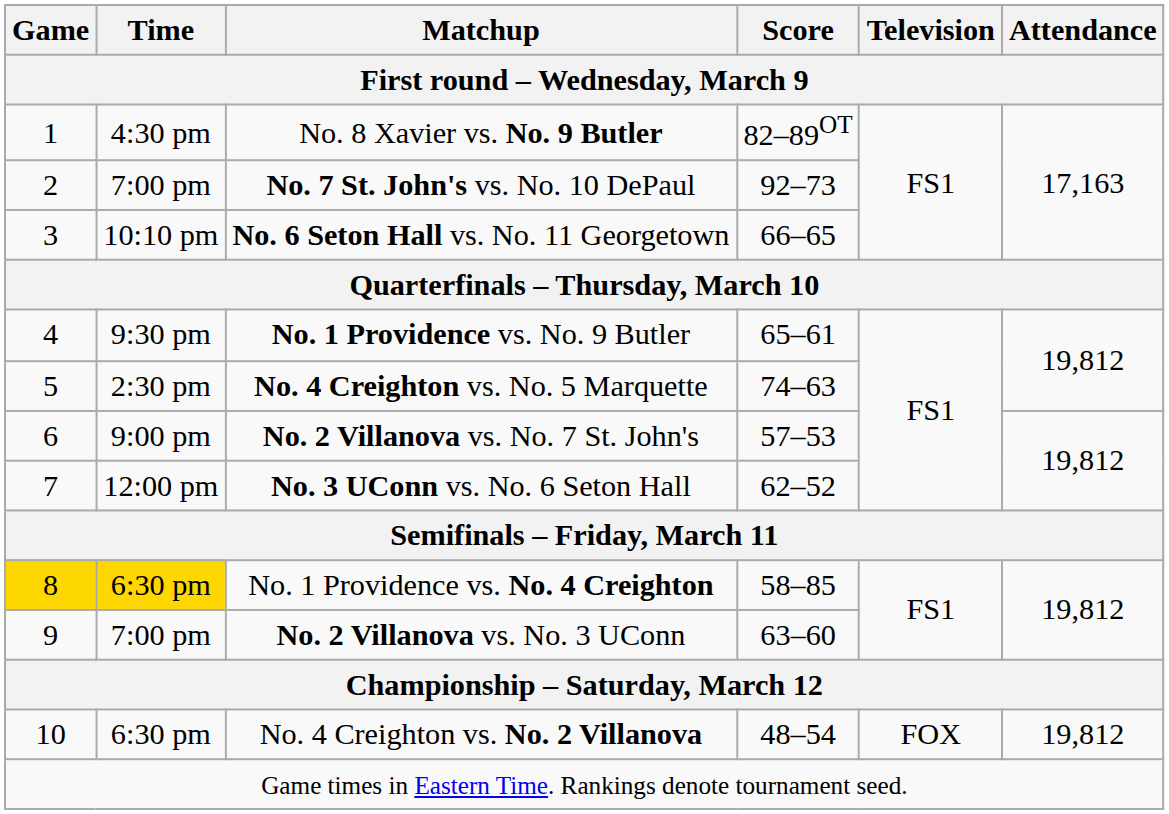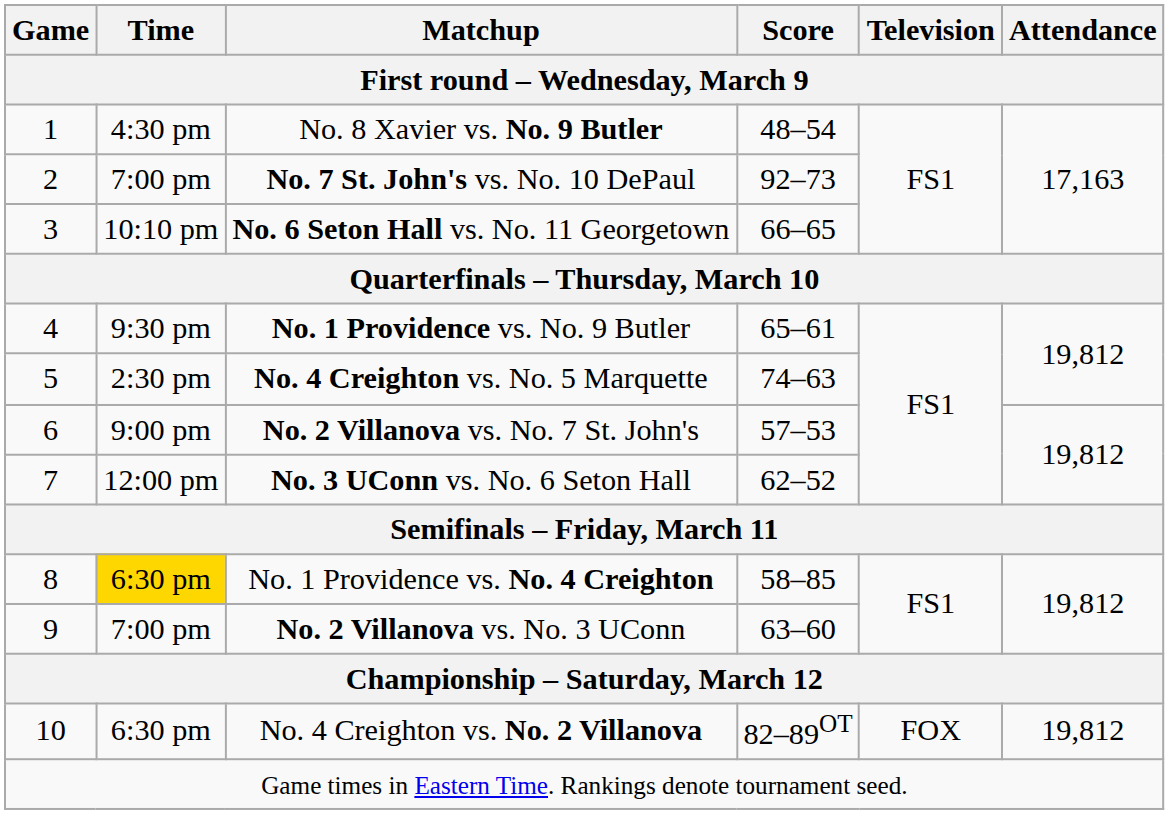(798, 132) 82–89OT -> (798, 129) 48–54
(51, 584) gold background -> (51, 578) no background
(798, 733) 48–54 -> (798, 730) 82–89OT
